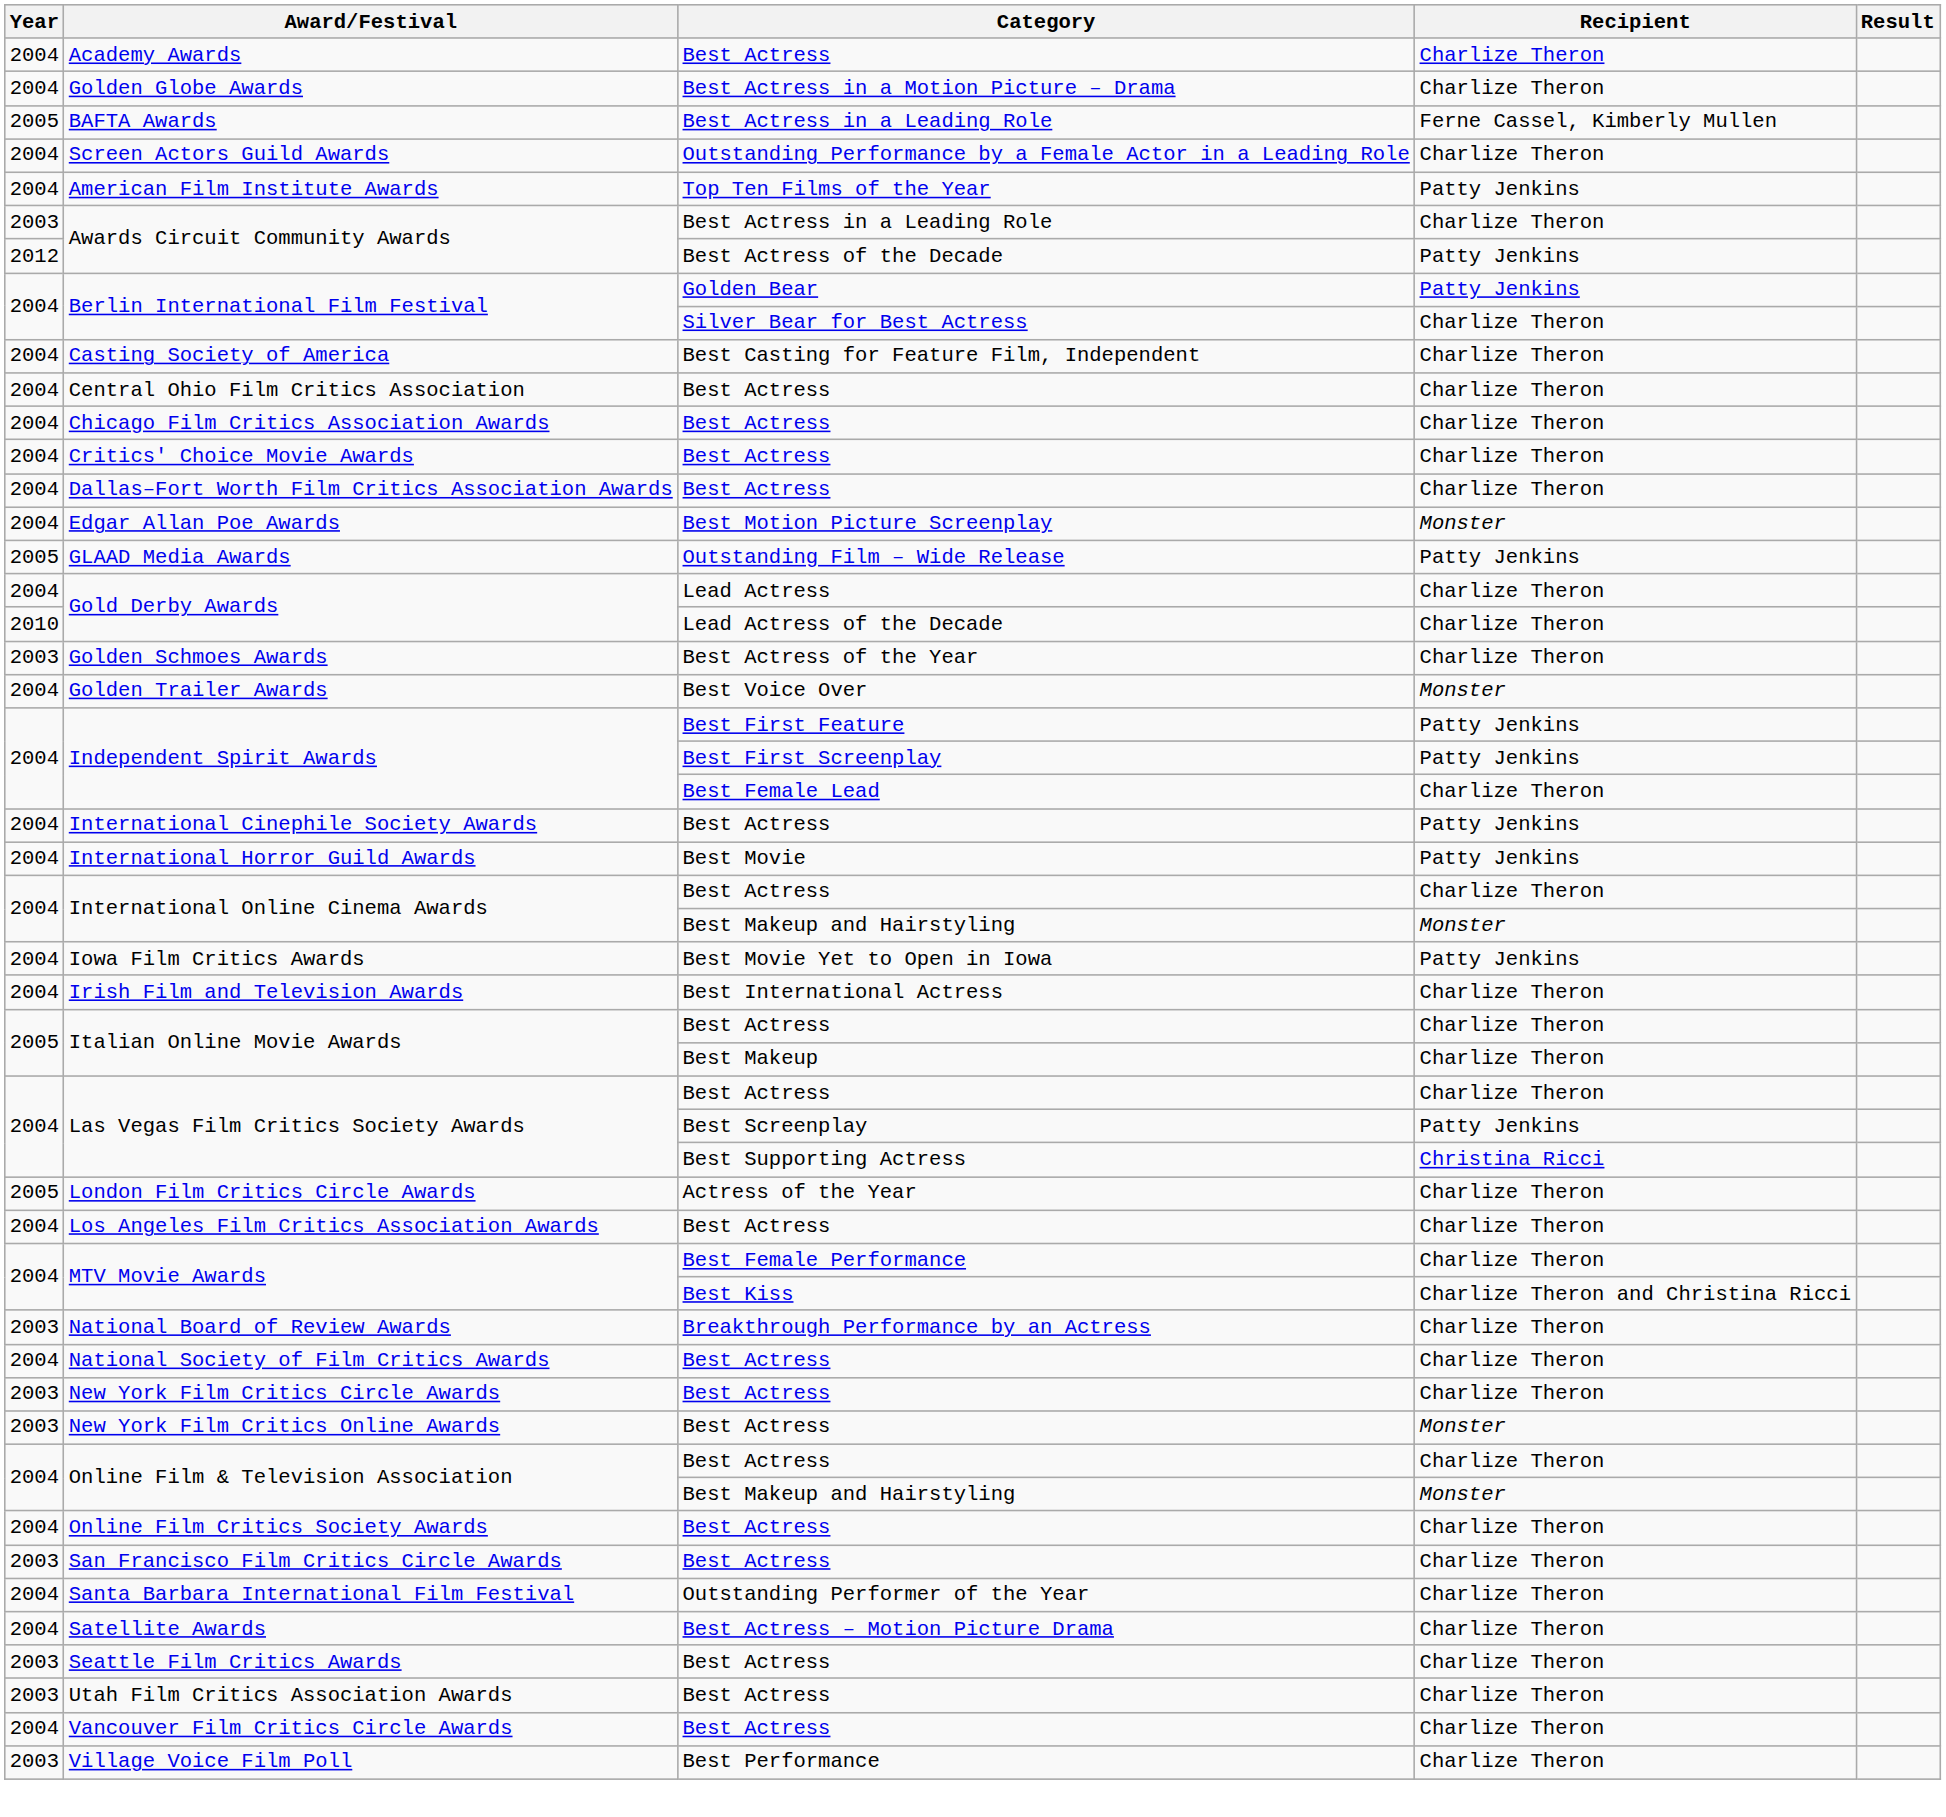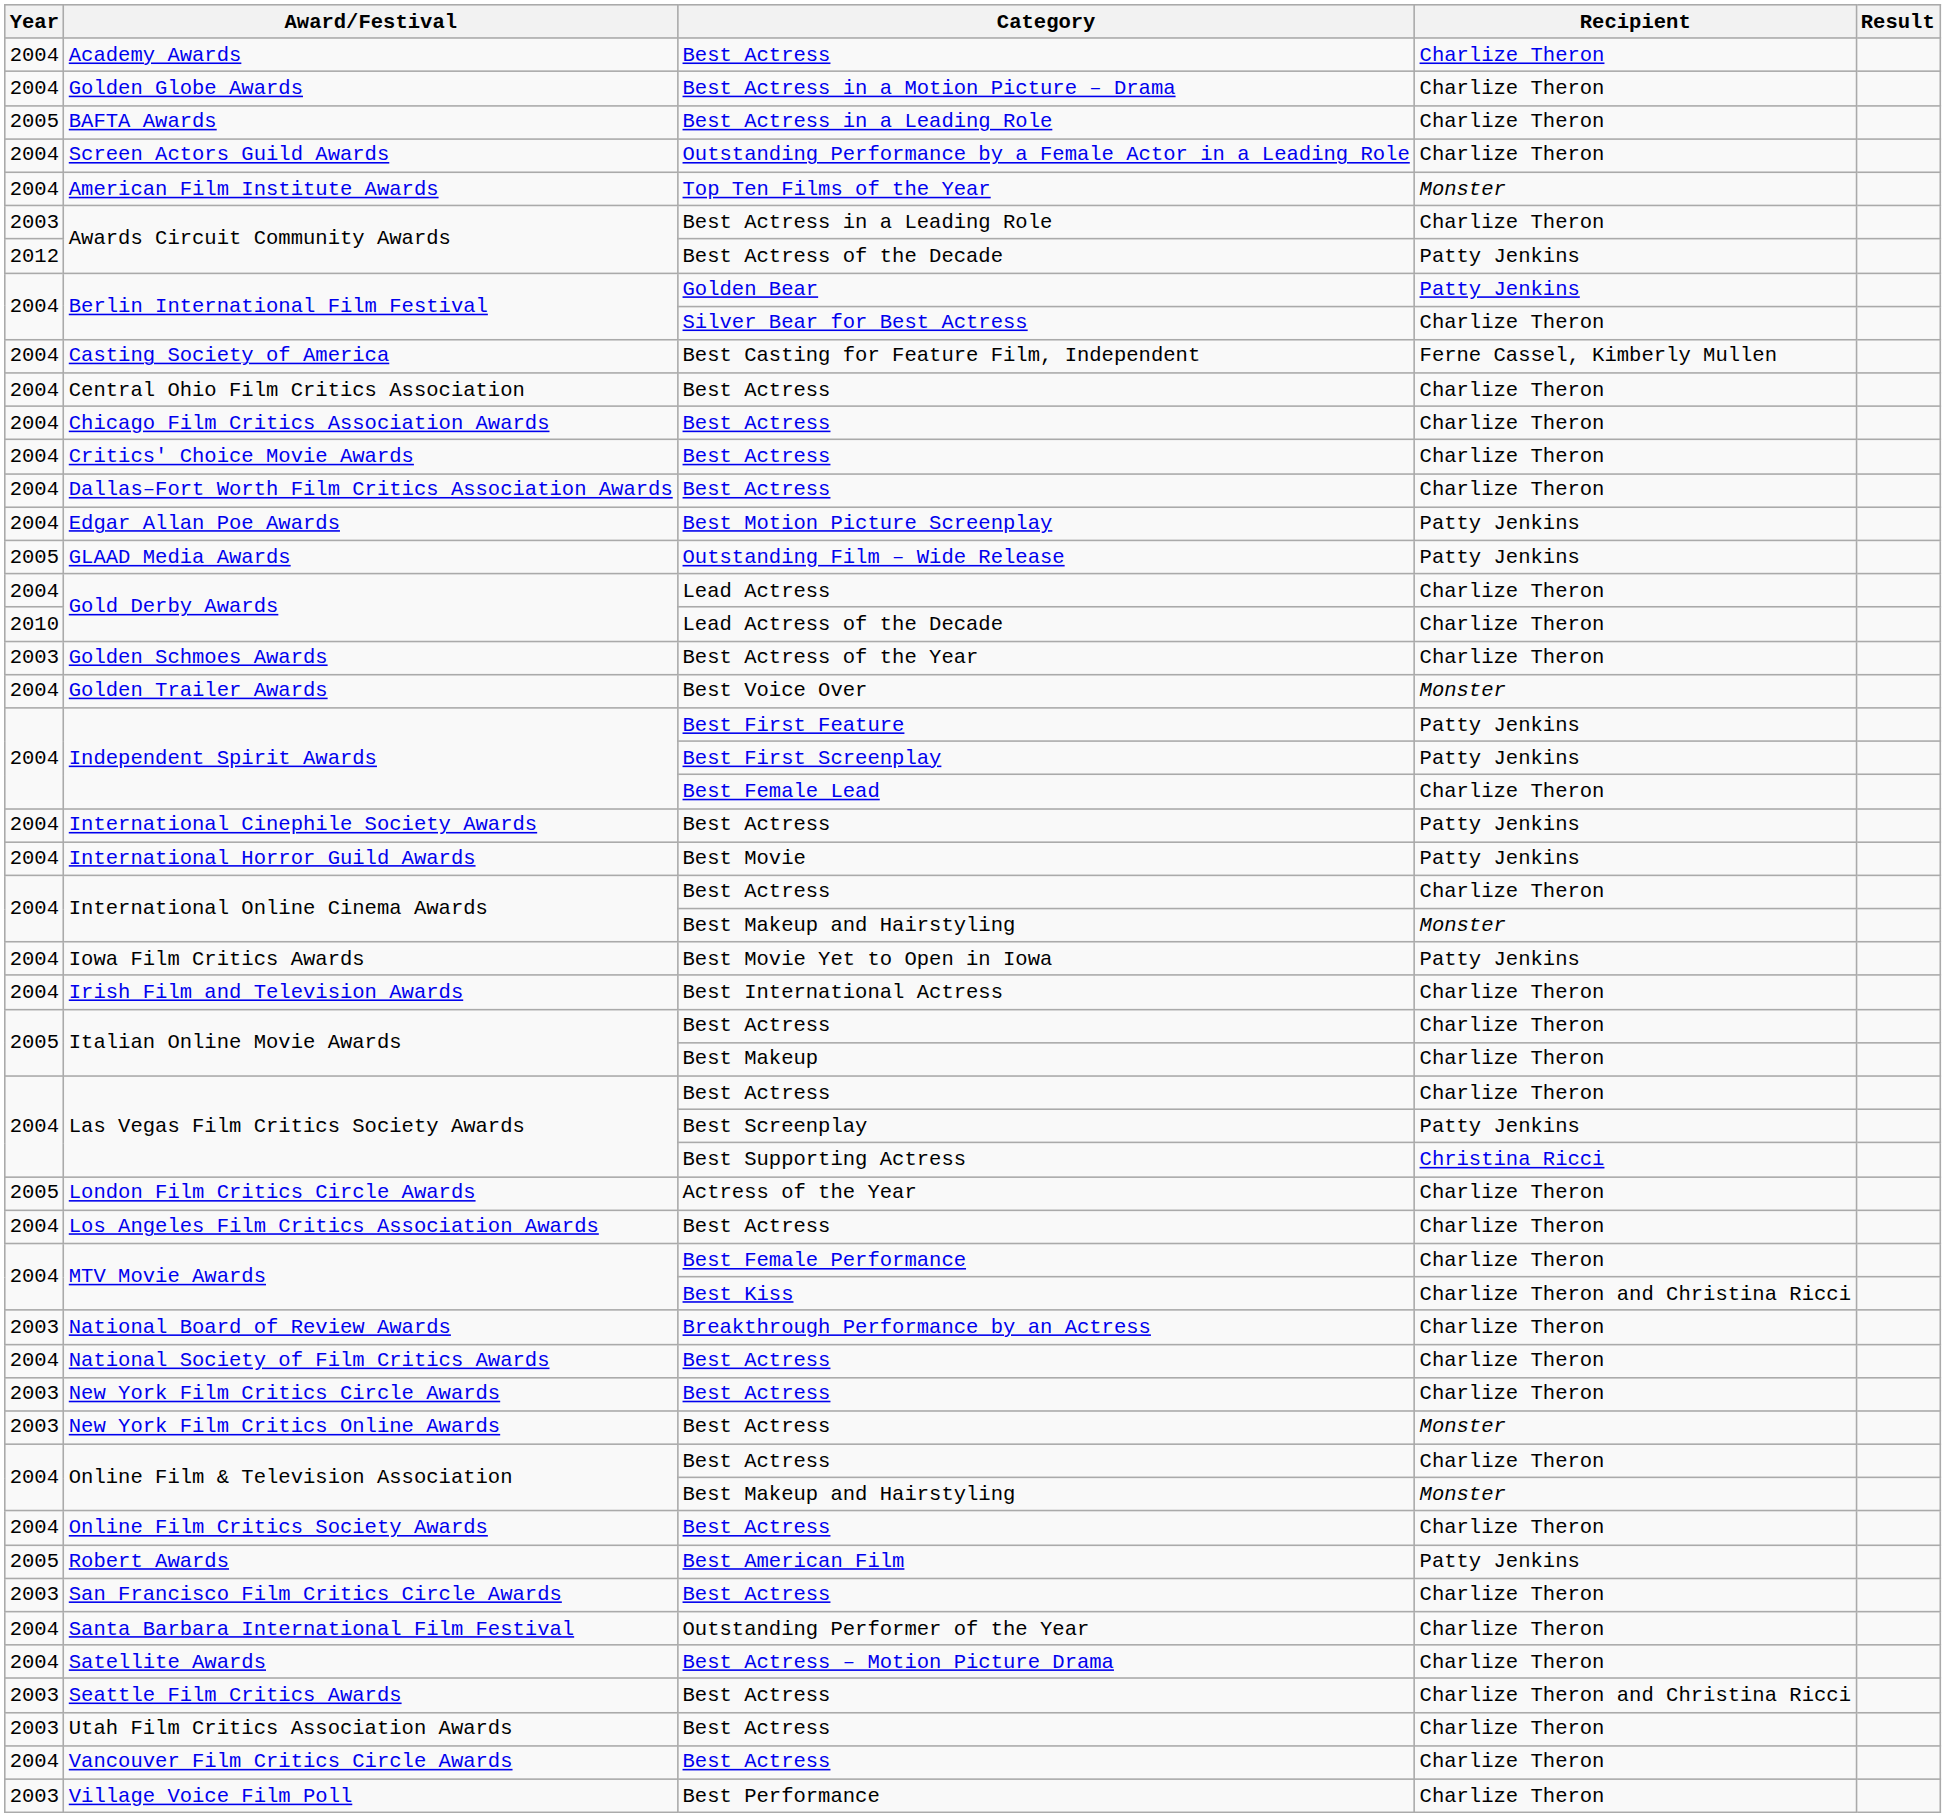(1598, 122) Ferne Cassel, Kimberly Mullen -> (1512, 122) Charlize Theron
(1500, 189) Patty Jenkins -> (1463, 189) Monster
(1512, 356) Charlize Theron -> (1598, 356) Ferne Cassel, Kimberly Mullen
(1463, 524) Monster -> (1500, 524) Patty Jenkins
+ row: (149, 1561)
(1512, 1662) Charlize Theron -> (1635, 1695) Charlize Theron and Christina Ricci
